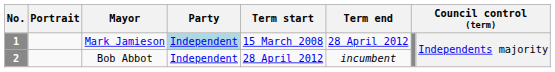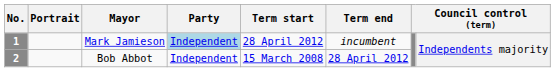(283, 41) 15 March 2008 -> (283, 41) 28 April 2012
(368, 41) 28 April 2012 -> (368, 41) incumbent
(283, 58) 28 April 2012 -> (283, 58) 15 March 2008
(368, 58) incumbent -> (368, 58) 28 April 2012
